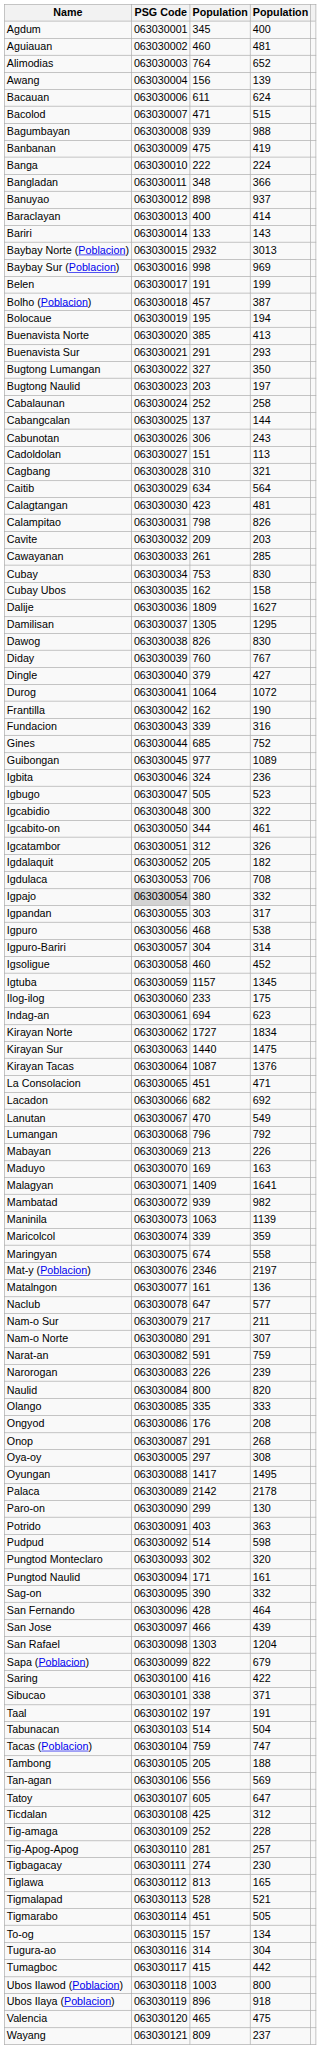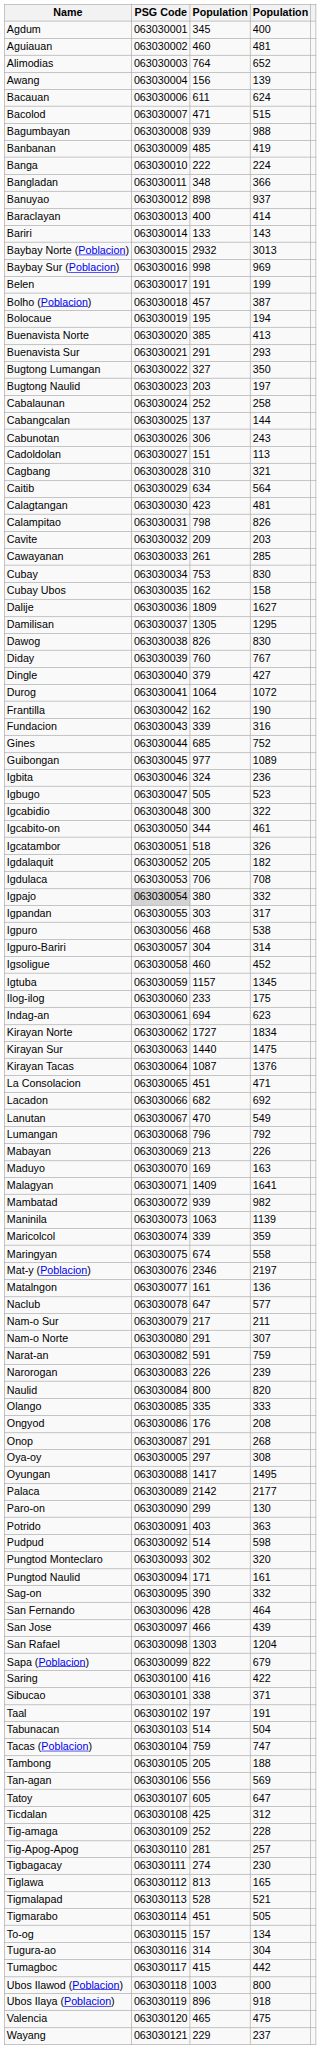(201, 149) 475 -> (201, 149) 485
(201, 846) 312 -> (201, 846) 518
(265, 1492) 2178 -> (265, 1492) 2177
(201, 2036) 809 -> (201, 2036) 229
